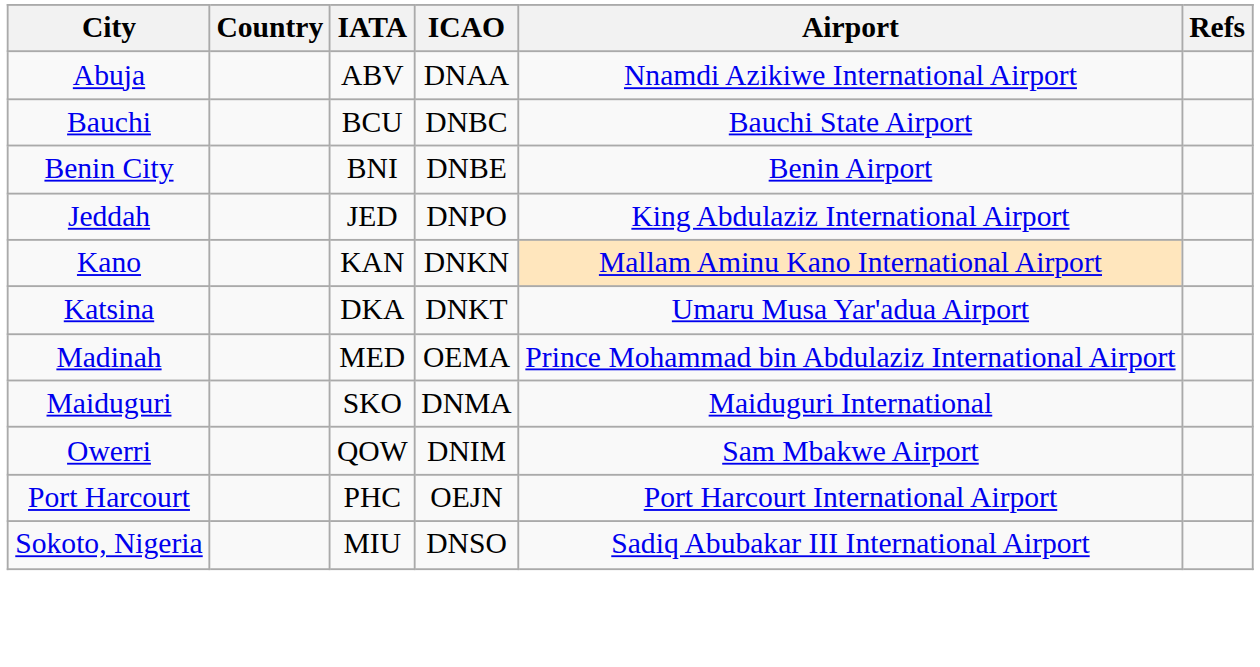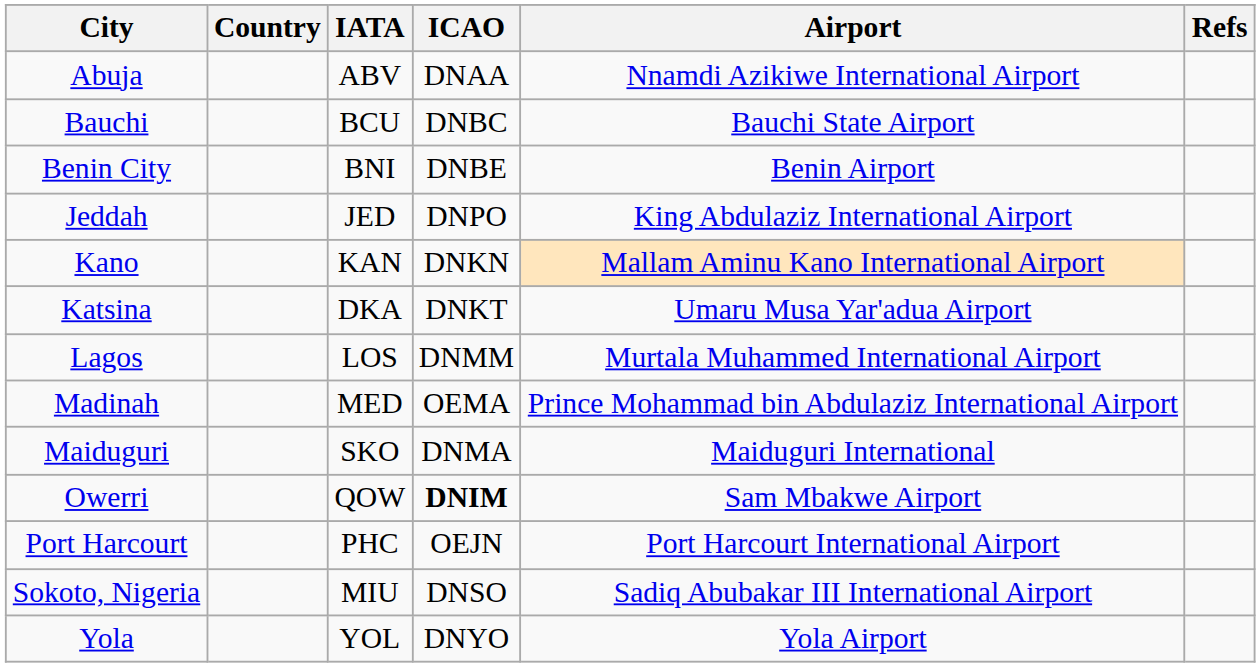+ row: (107, 356)
(466, 450) normal -> (466, 497) bold
+ row: (107, 638)
